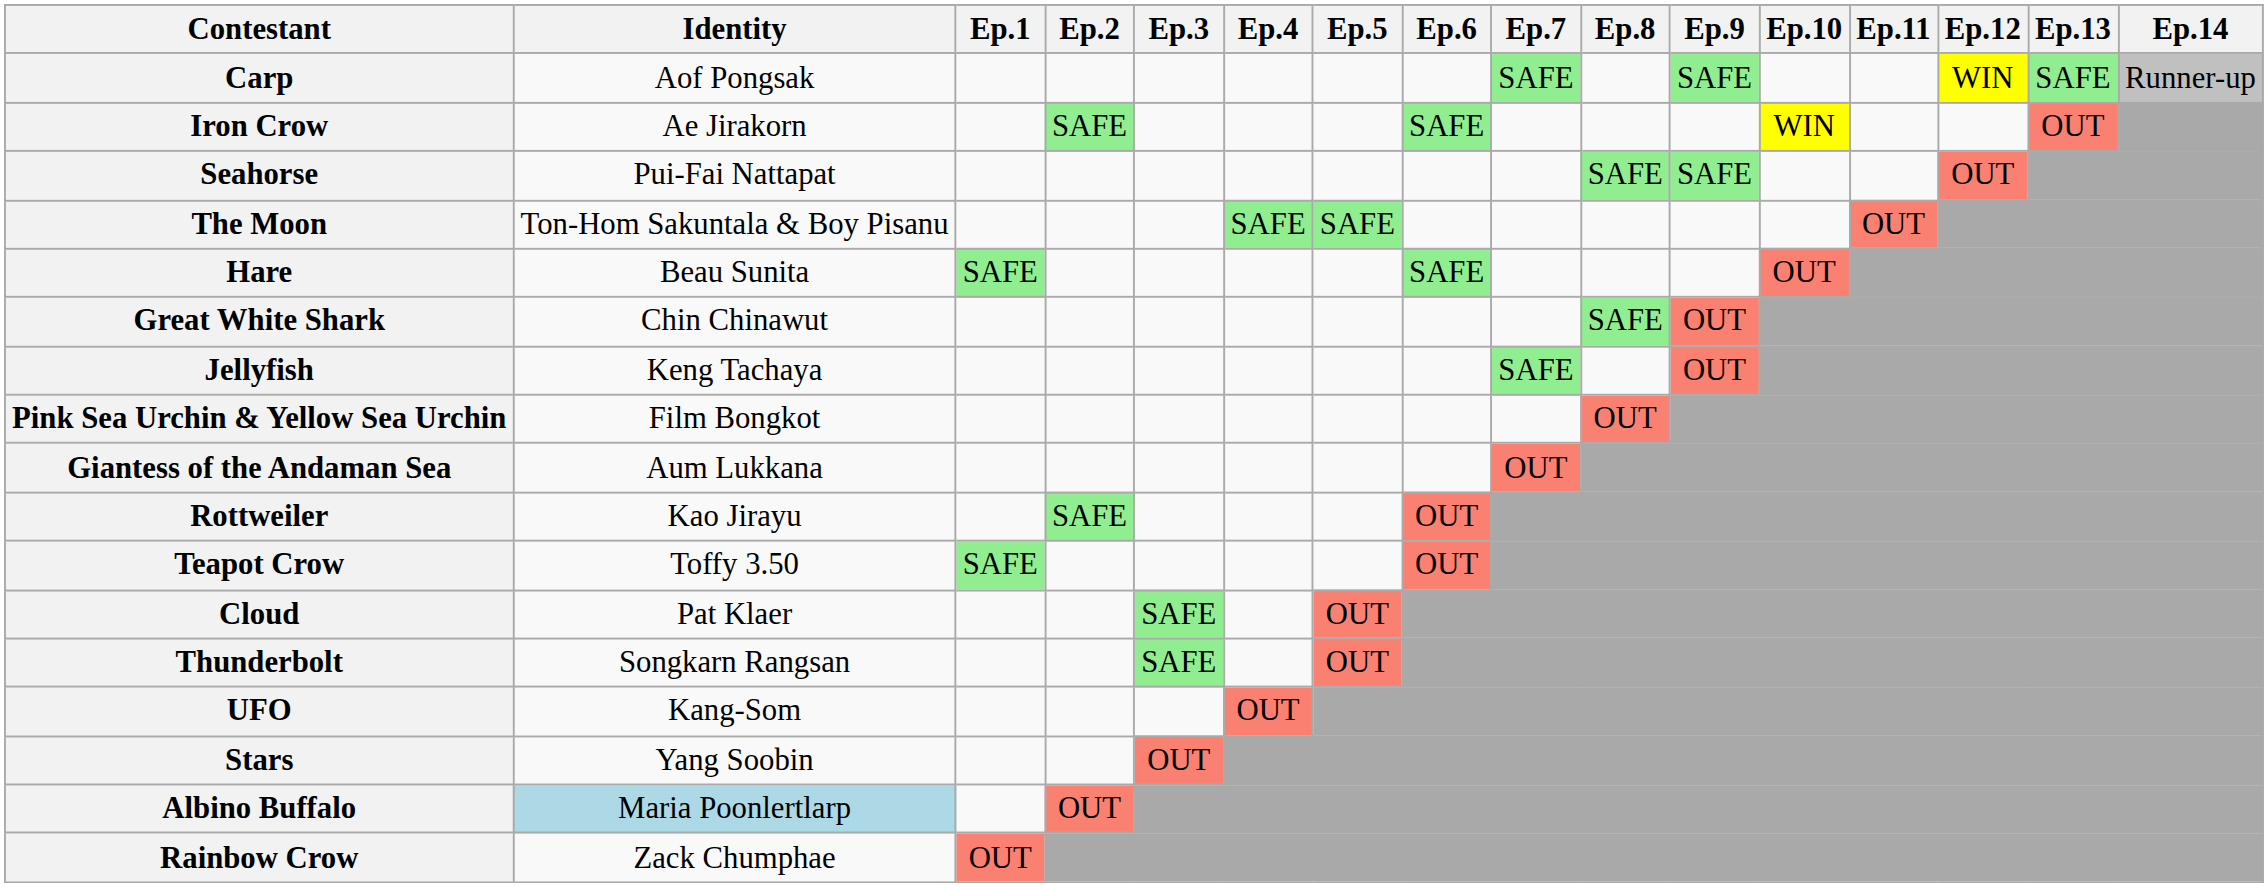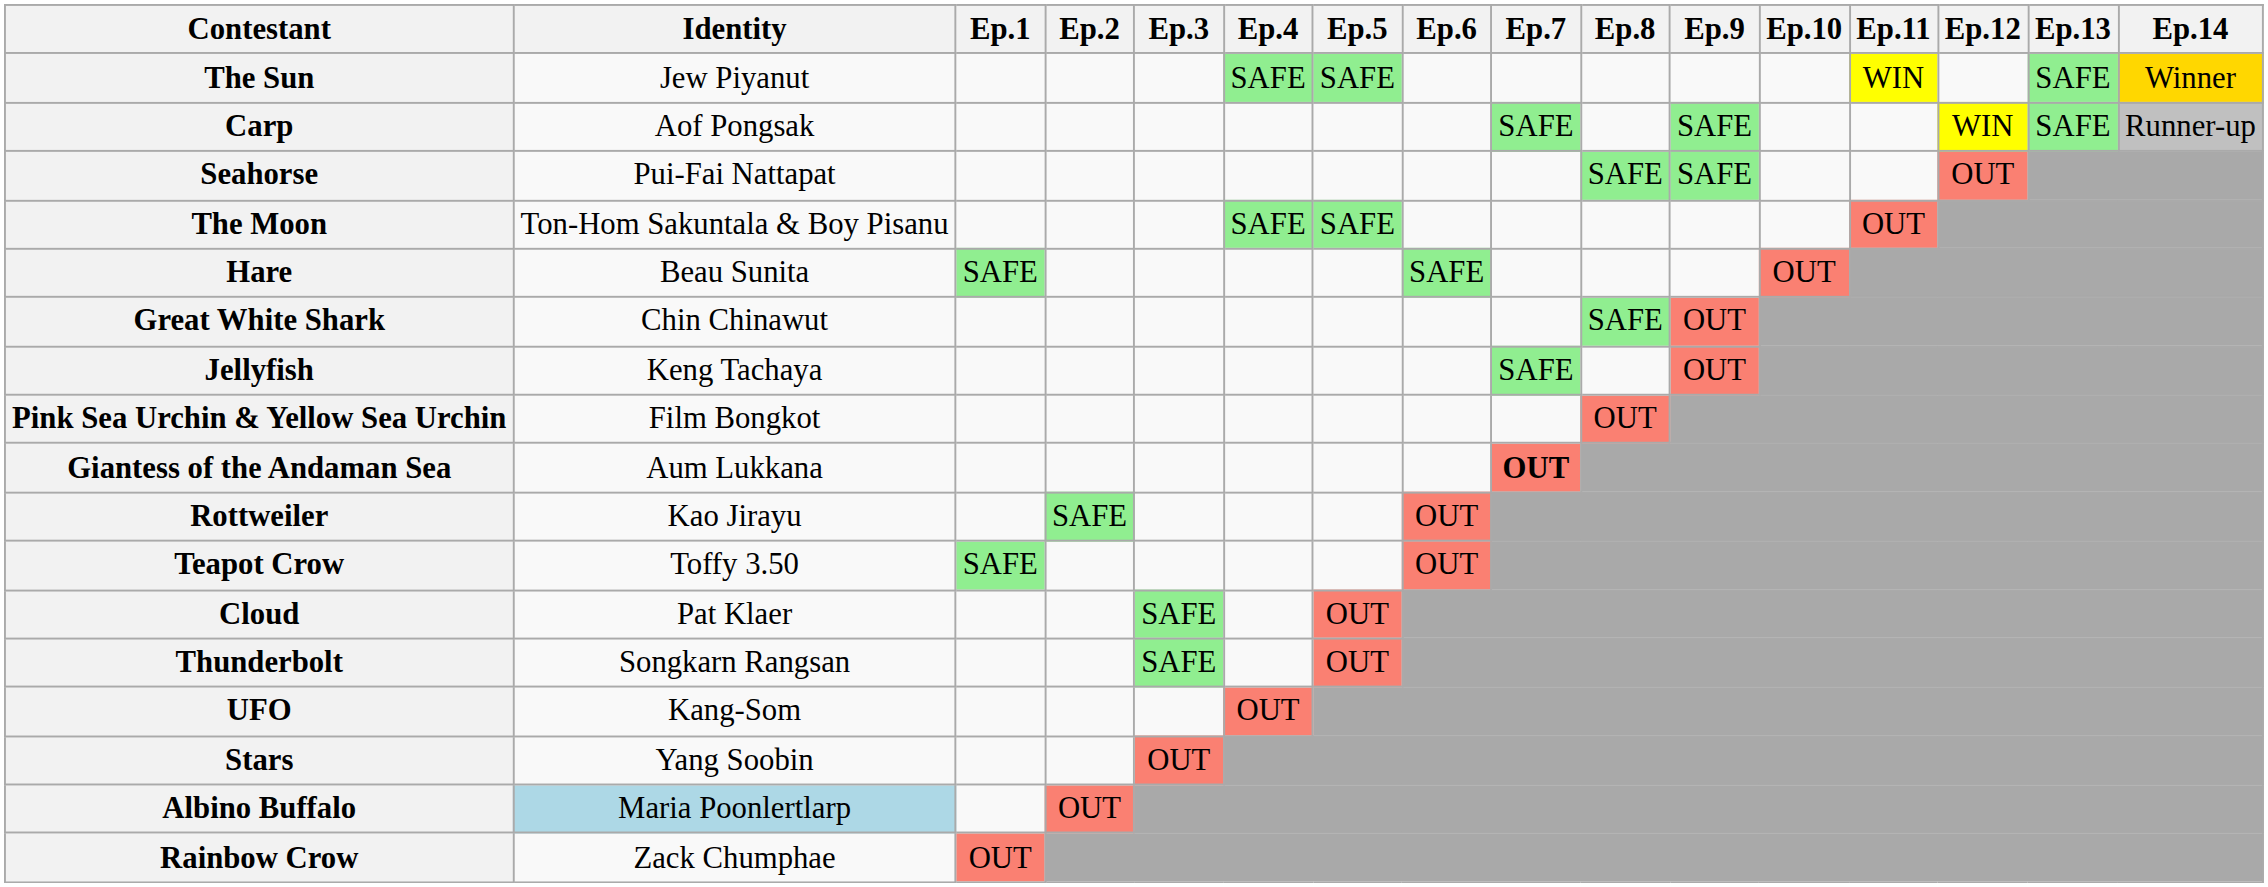+ row: (259, 77)
- row: (259, 126)
(1536, 467) normal -> (1536, 467) bold
